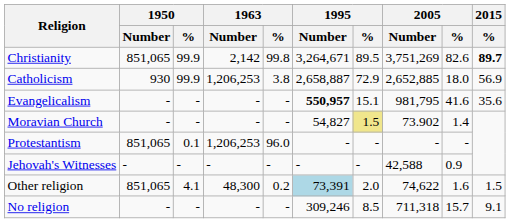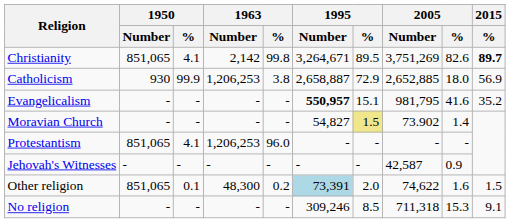(188, 57) 99.9 -> (192, 57) 4.1
(490, 100) 35.6 -> (490, 100) 35.2
(192, 143) 0.1 -> (192, 143) 4.1
(404, 164) 42,588 -> (404, 164) 42,587
(192, 185) 4.1 -> (192, 185) 0.1
(457, 206) 15.7 -> (457, 206) 15.3
